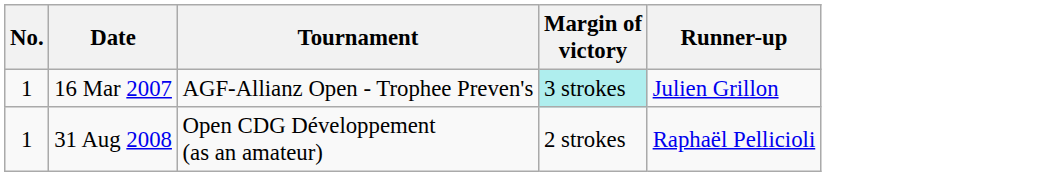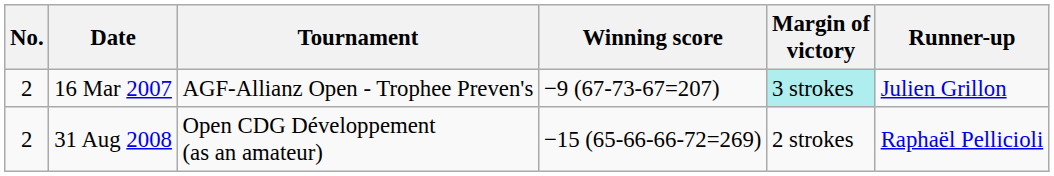+ column: (653, 36)
(27, 88) 1 -> (27, 88) 2
(27, 139) 1 -> (27, 139) 2
